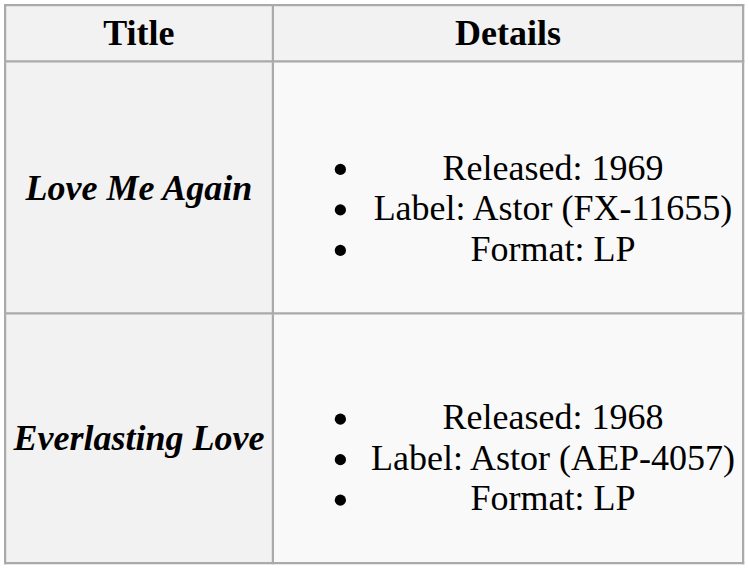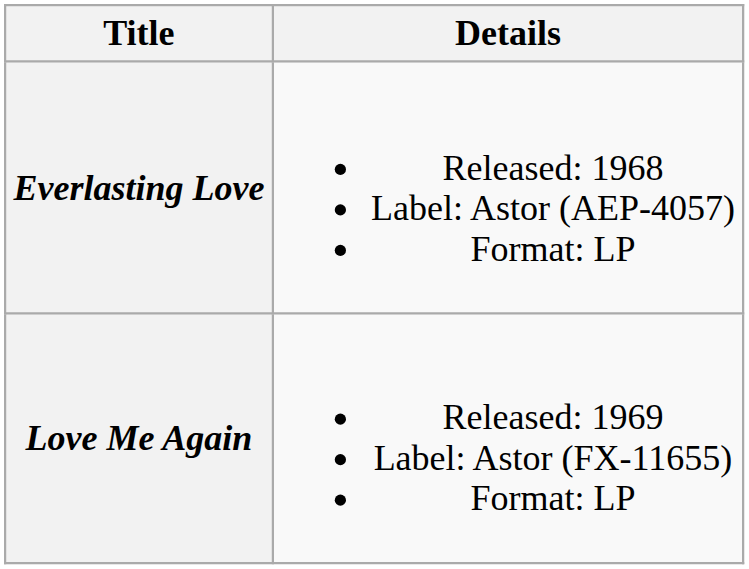rows swapped: (139, 437) <-> (139, 186)
